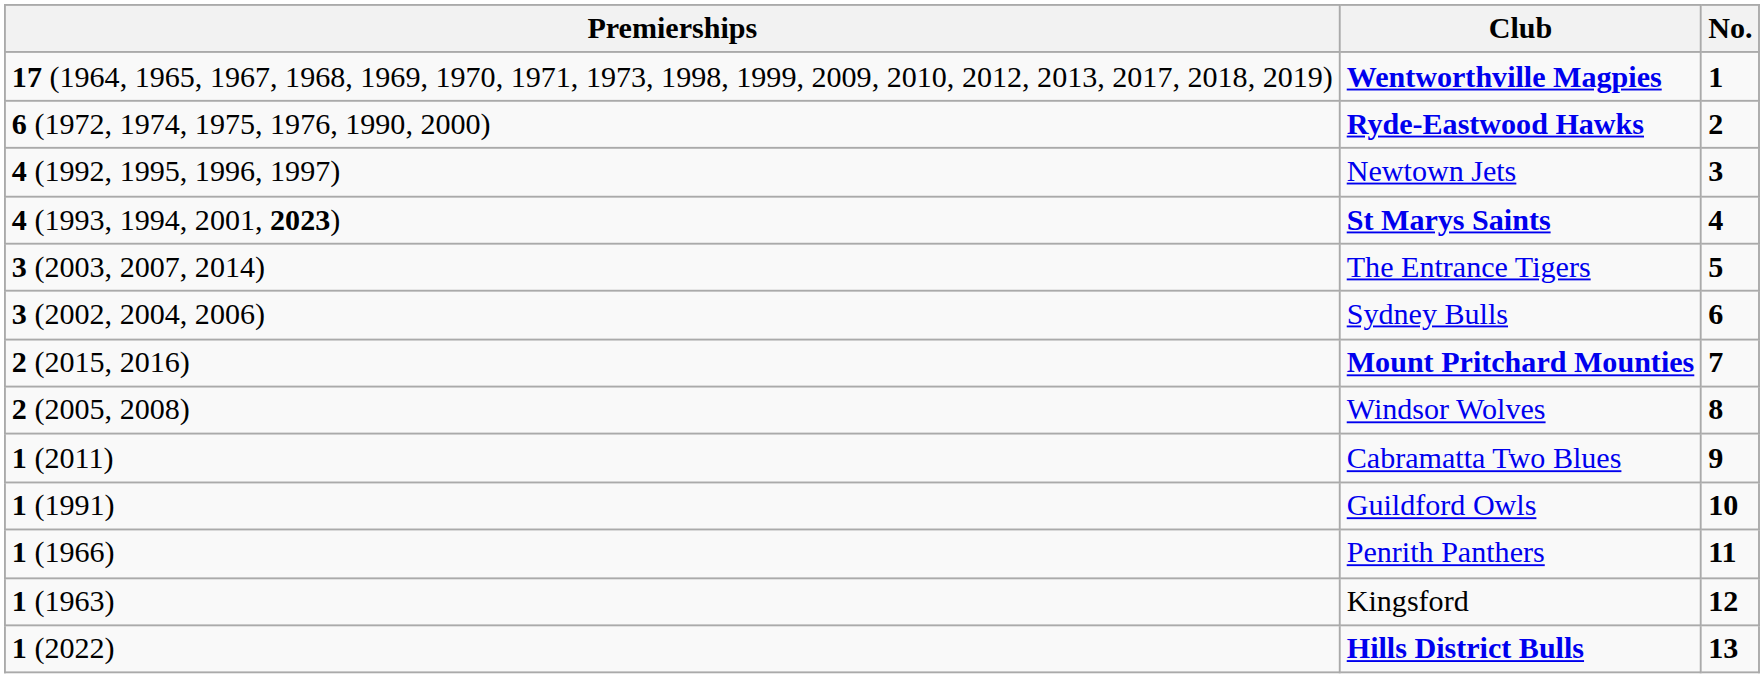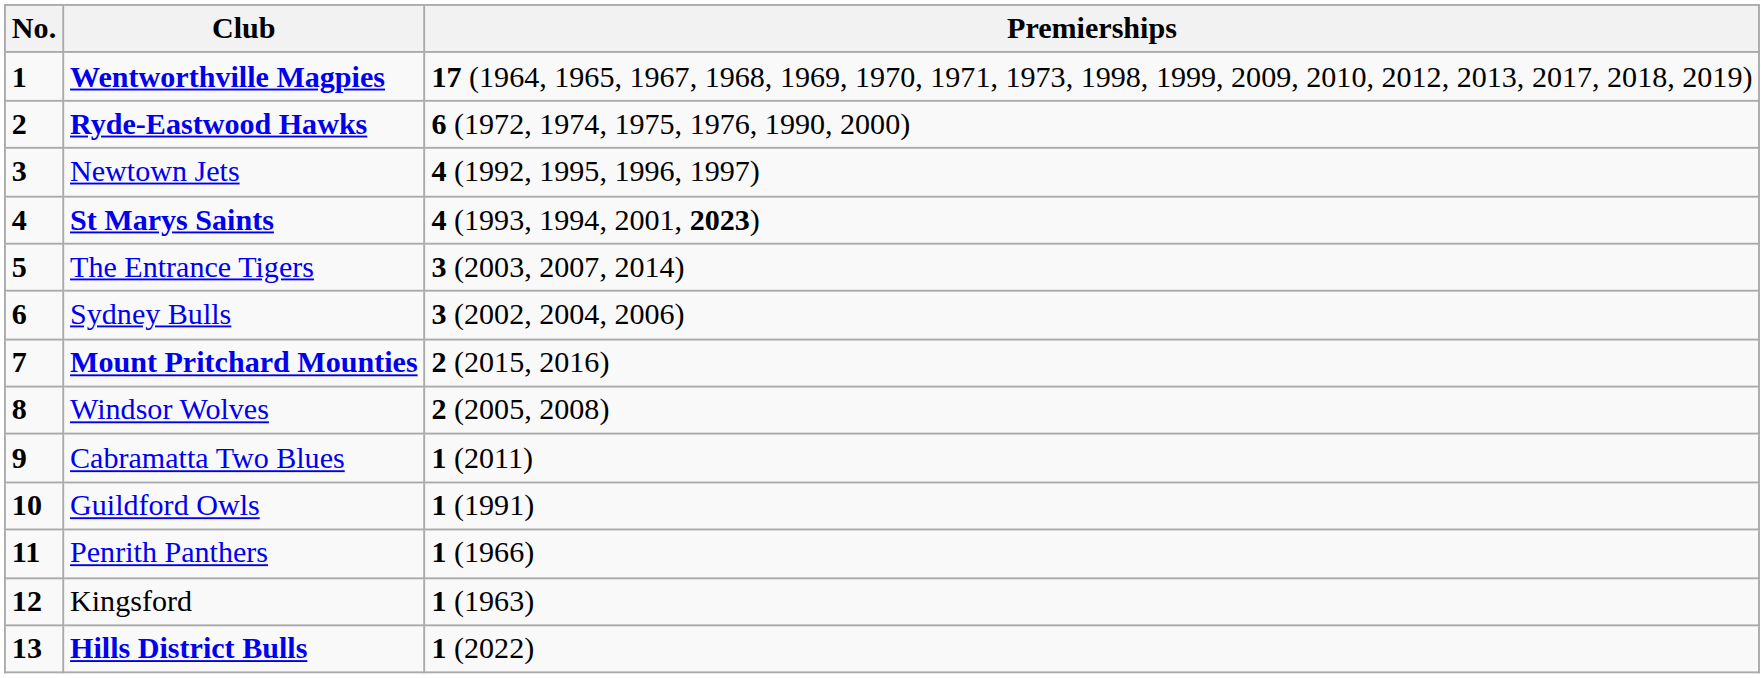columns swapped: (1730, 28) <-> (672, 28)
